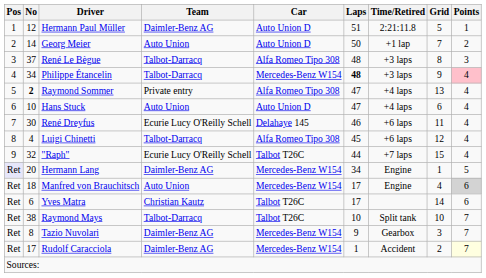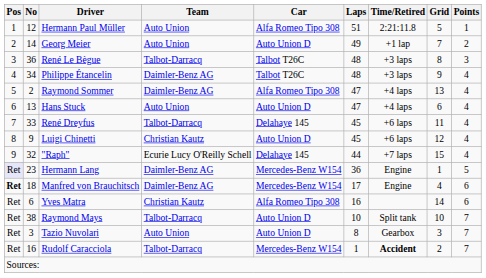(179, 28) Daimler-Benz AG -> (166, 28) Auto Union
(283, 28) Auto Union D -> (298, 28) Alfa Romeo Tipo 308
(356, 44) 50 -> (356, 44) 49
(31, 59) 37 -> (31, 59) 36
(298, 59) Alfa Romeo Tipo 308 -> (280, 59) Talbot T26C
(173, 75) Talbot-Darracq -> (179, 75) Daimler-Benz AG
(299, 75) Mercedes-Benz W154 -> (280, 75) Talbot T26C
(356, 75) bold -> (356, 75) normal
(466, 75) pink background -> (466, 75) no background
(31, 91) bold -> (31, 91) normal
(168, 91) Private entry -> (179, 91) Daimler-Benz AG
(31, 107) 10 -> (31, 107) 13
(31, 123) 30 -> (31, 123) 33
(198, 123) Ecurie Lucy O'Reilly Schell -> (173, 123) Talbot-Darracq
(356, 123) 46 -> (356, 123) 45
(31, 138) 4 -> (31, 138) 9
(173, 138) Talbot-Darracq -> (174, 138) Christian Kautz
(298, 138) Alfa Romeo Tipo 308 -> (283, 138) Auto Union D
(280, 154) Talbot T26C -> (282, 154) Delahaye 145
(31, 170) 20 -> (31, 170) 23
(356, 170) 34 -> (356, 170) 36
(14, 186) normal -> (14, 186) bold
(166, 186) Auto Union -> (179, 186) Daimler-Benz AG
(466, 186) lightgrey background -> (466, 186) no background
(280, 202) Talbot T26C -> (298, 202) Alfa Romeo Tipo 308
(356, 202) 17 -> (356, 202) 16
(280, 217) Talbot T26C -> (283, 217) Auto Union D
(31, 233) 8 -> (31, 233) 3
(179, 233) Daimler-Benz AG -> (166, 233) Auto Union
(299, 233) Mercedes-Benz W154 -> (283, 233) Auto Union D
(356, 233) 9 -> (356, 233) 8
(31, 249) 17 -> (31, 249) 16
(179, 249) Daimler-Benz AG -> (173, 249) Talbot-Darracq
(398, 249) normal -> (398, 249) bold
(466, 249) lightyellow background -> (466, 249) no background
